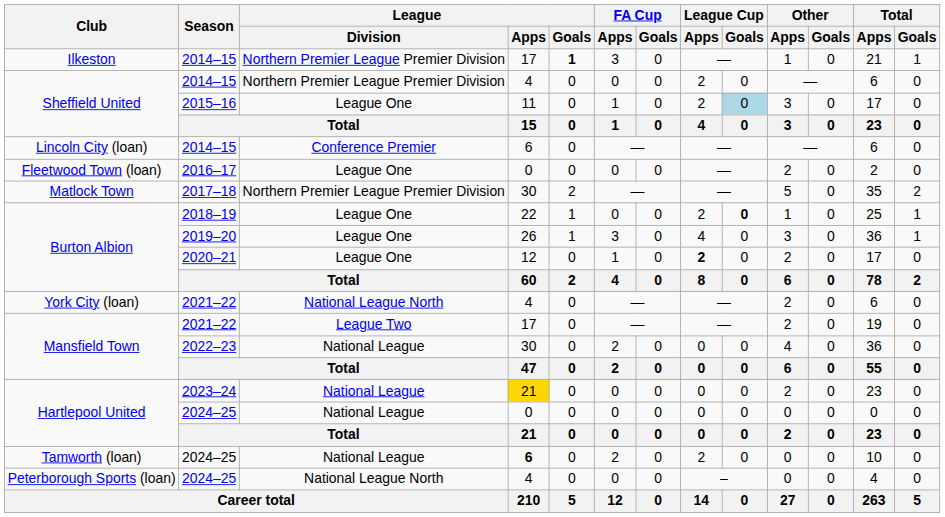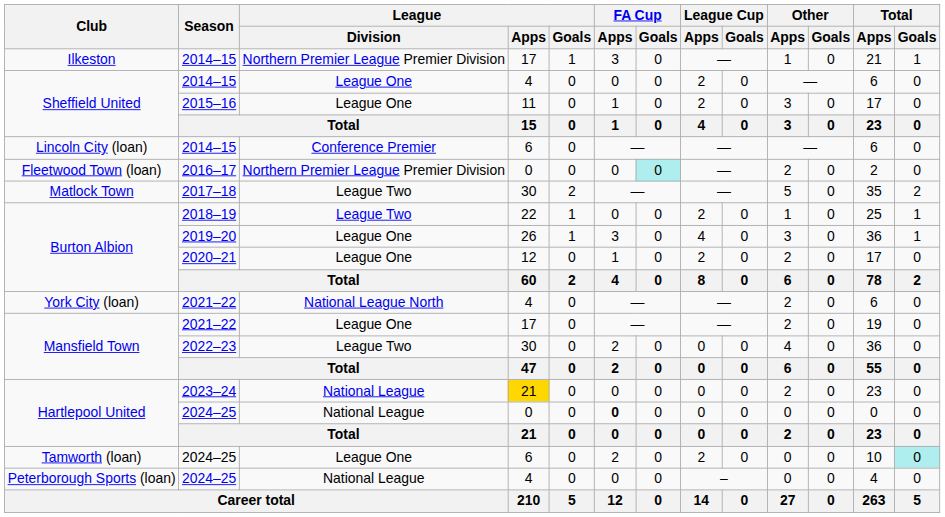(572, 59) bold -> (572, 59) normal
(374, 81) Northern Premier League Premier Division -> (374, 81) League One
(744, 103) lightblue background -> (744, 103) no background
(374, 170) League One -> (374, 170) Northern Premier League Premier Division
(658, 170) no background -> (658, 170) paleturquoise background
(374, 192) Northern Premier League Premier Division -> (374, 192) League Two
(374, 214) League One -> (374, 214) League Two
(744, 214) bold -> (744, 214) normal
(701, 258) bold -> (701, 258) normal
(374, 324) League Two -> (374, 324) League One
(374, 346) National League -> (374, 346) League Two
(615, 412) normal -> (615, 412) bold
(374, 457) National League -> (374, 457) League One
(529, 457) bold -> (529, 457) normal
(917, 457) no background -> (917, 457) paleturquoise background
(374, 479) National League North -> (374, 479) National League
